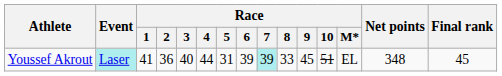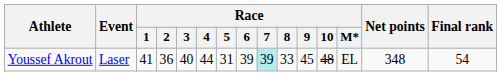(114, 60) paleturquoise background -> (114, 60) no background
(327, 60) 51 -> (327, 60) 48
(462, 60) 45 -> (462, 60) 54
